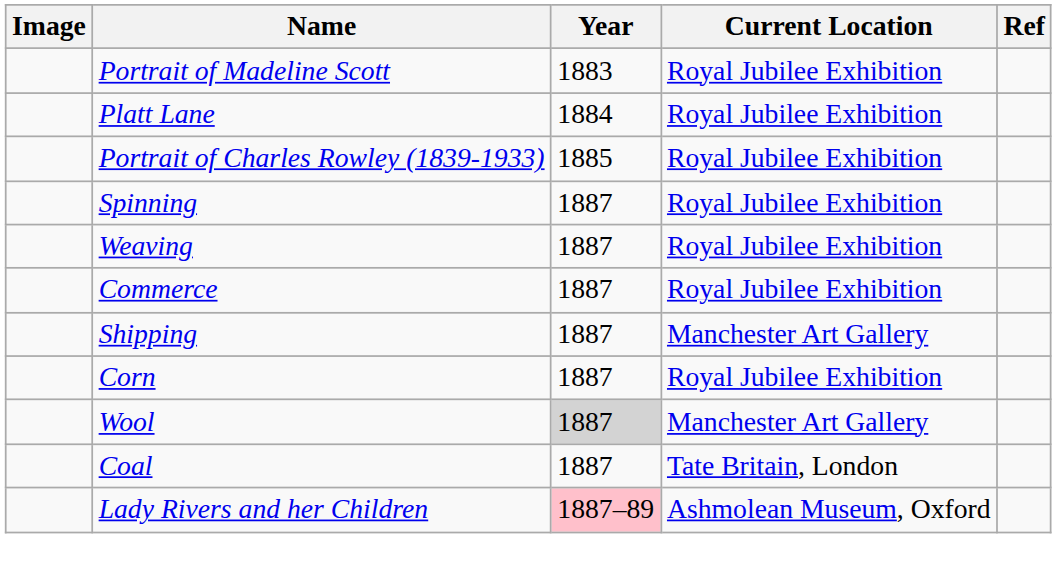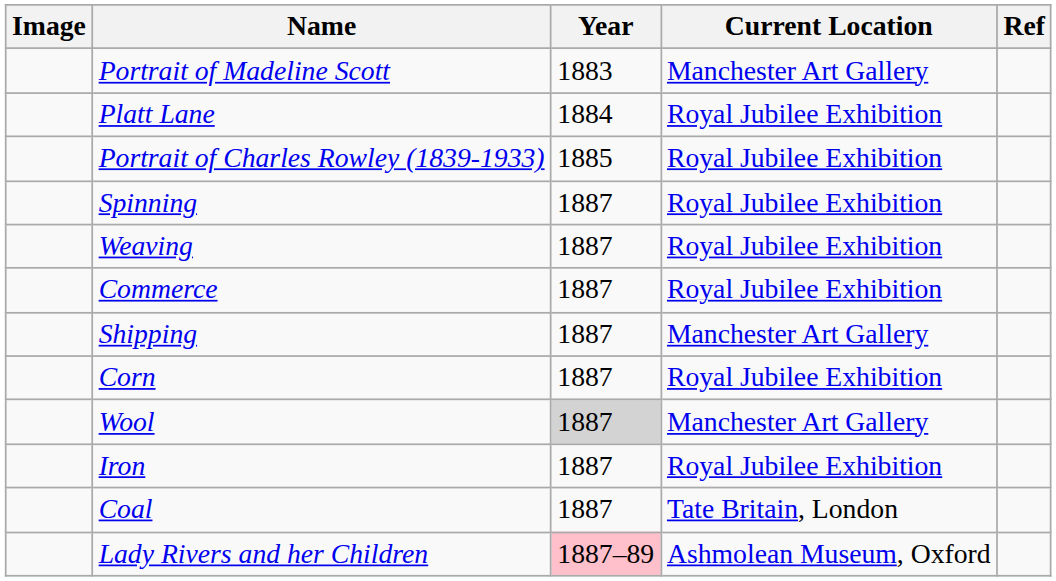(805, 70) Royal Jubilee Exhibition -> (798, 70) Manchester Art Gallery
+ row: (122, 465)
